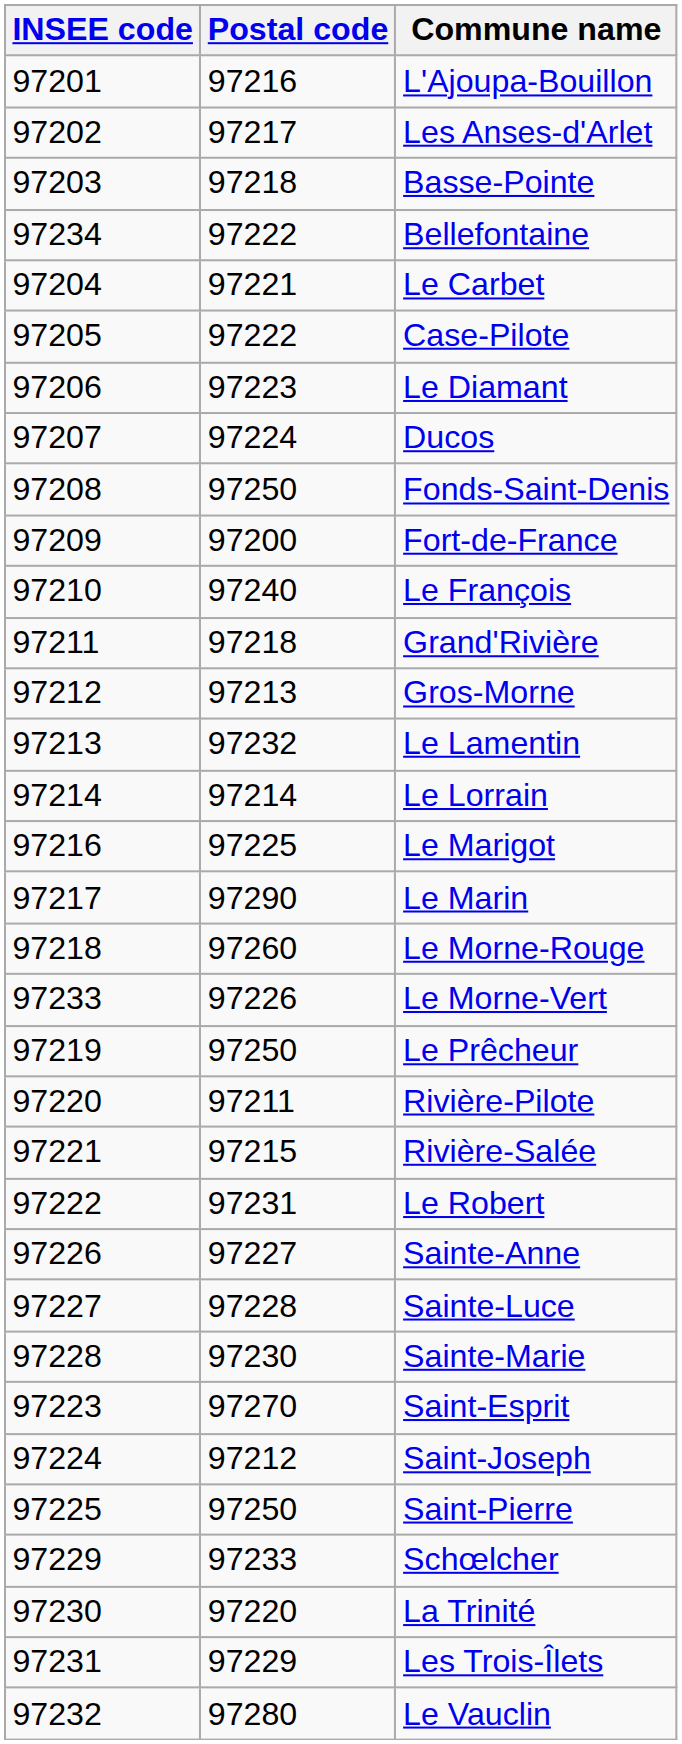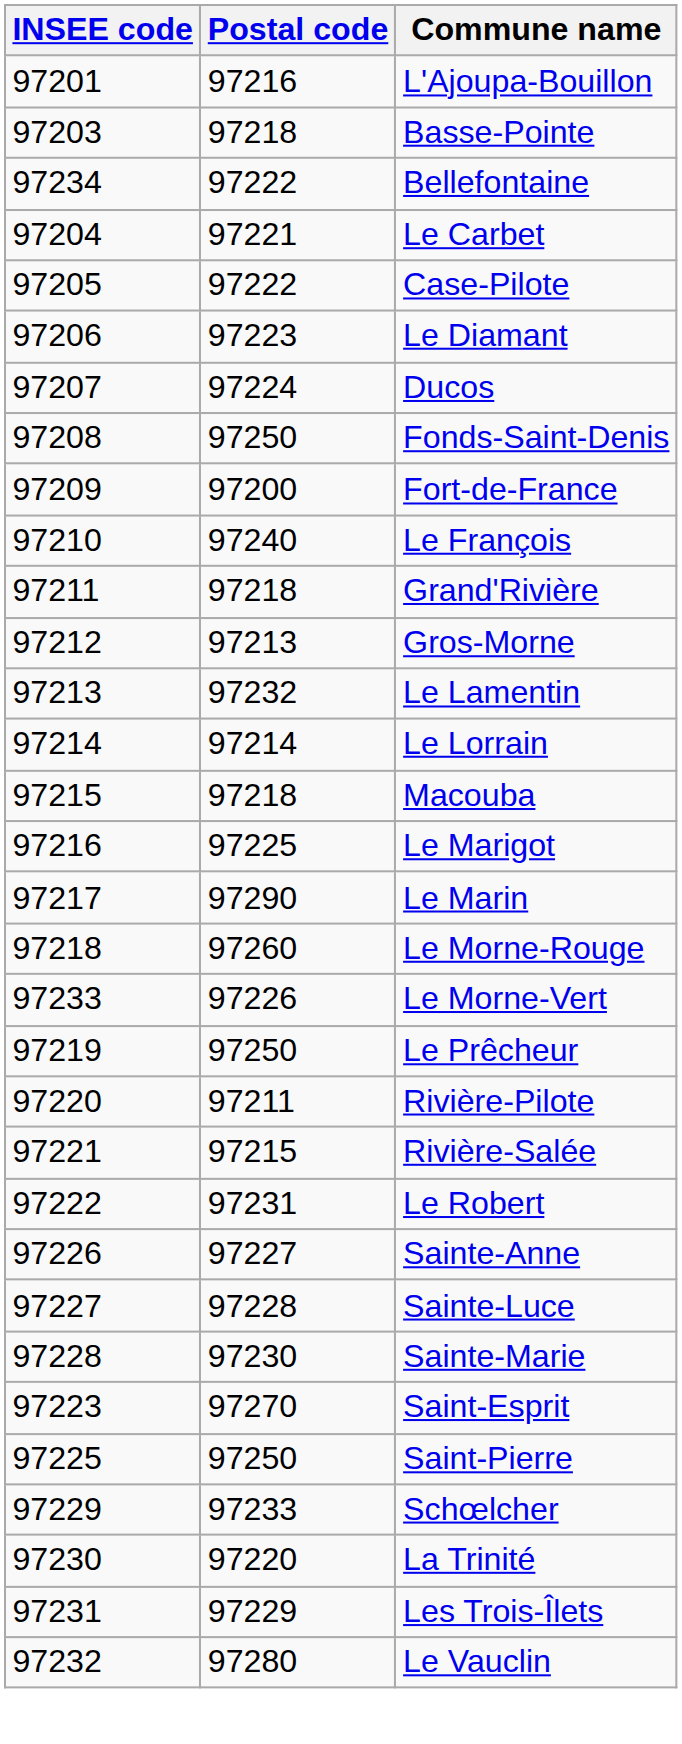- row: (528, 132)
+ row: (469, 795)
- row: (497, 1458)
